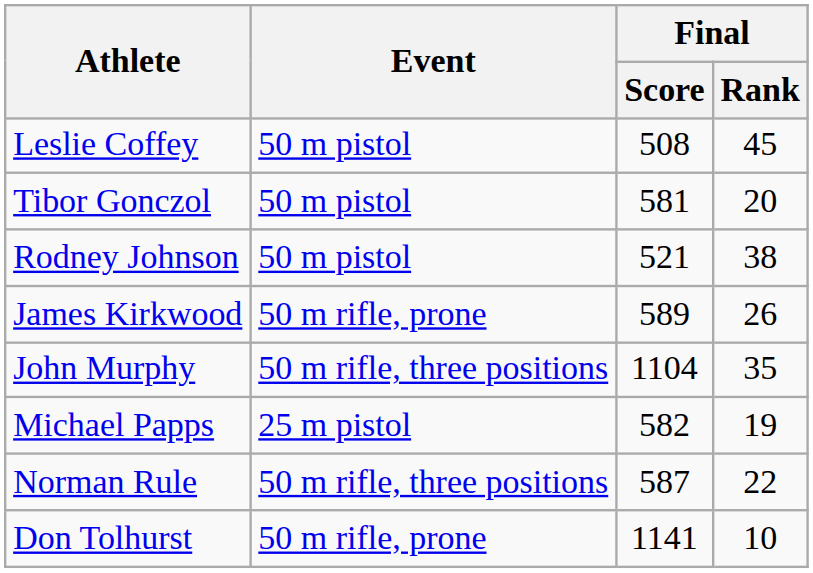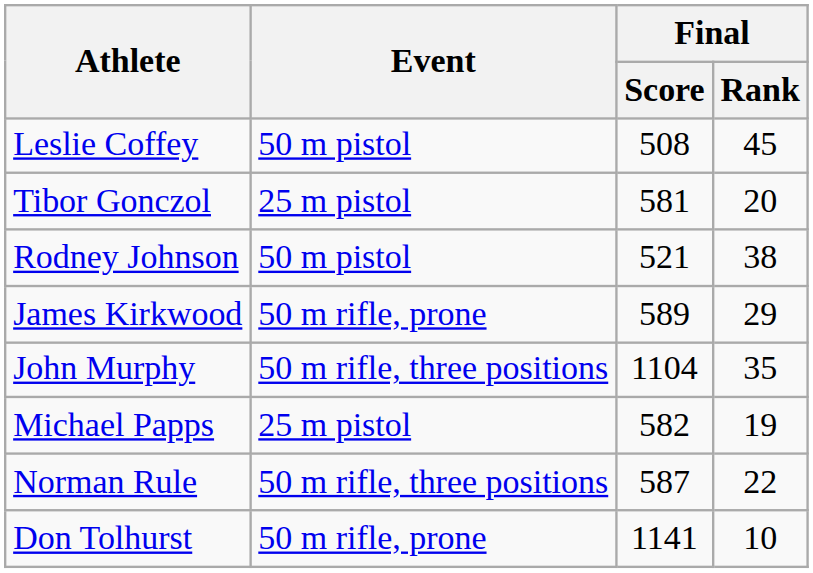(335, 201) 50 m pistol -> (335, 201) 25 m pistol
(760, 313) 26 -> (760, 313) 29
